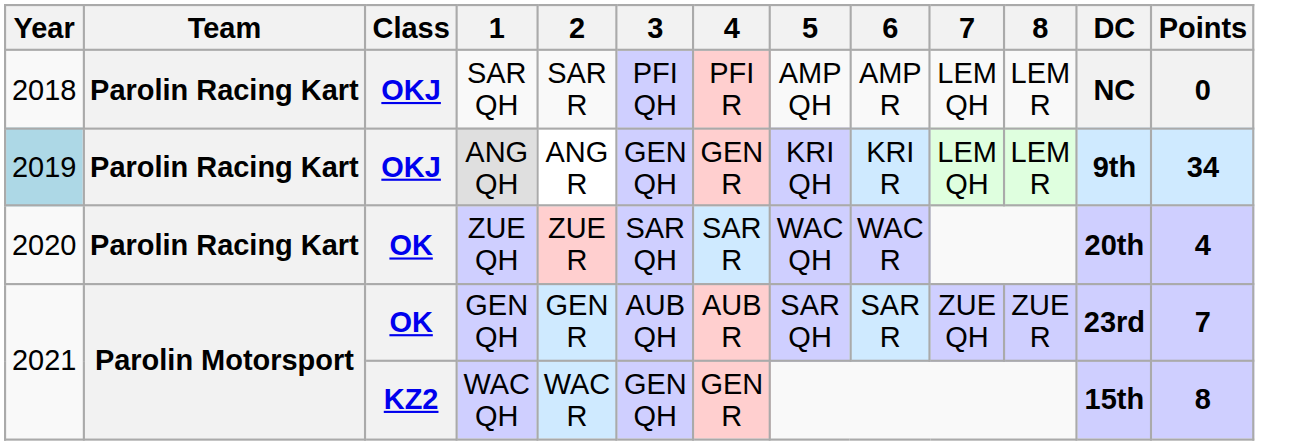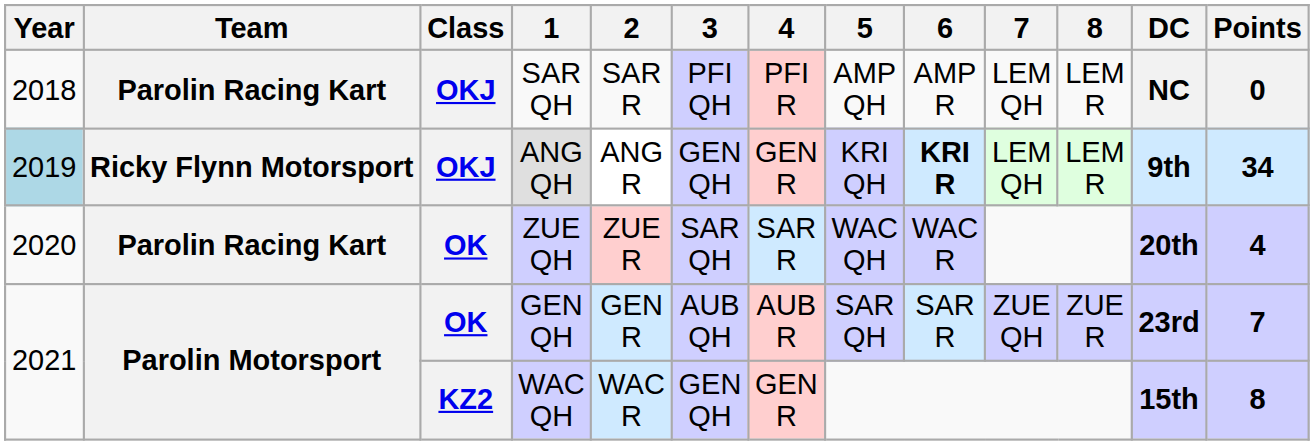(224, 167) Parolin Racing Kart -> (252, 167) Ricky Flynn Motorsport
(890, 167) normal -> (945, 167) bold
